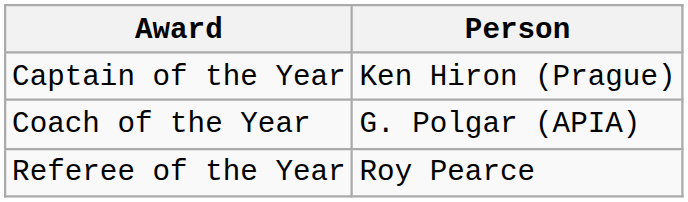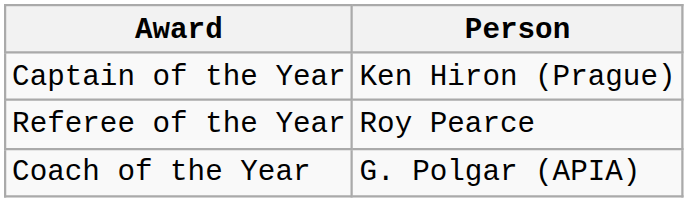rows swapped: (161, 124) <-> (179, 172)
